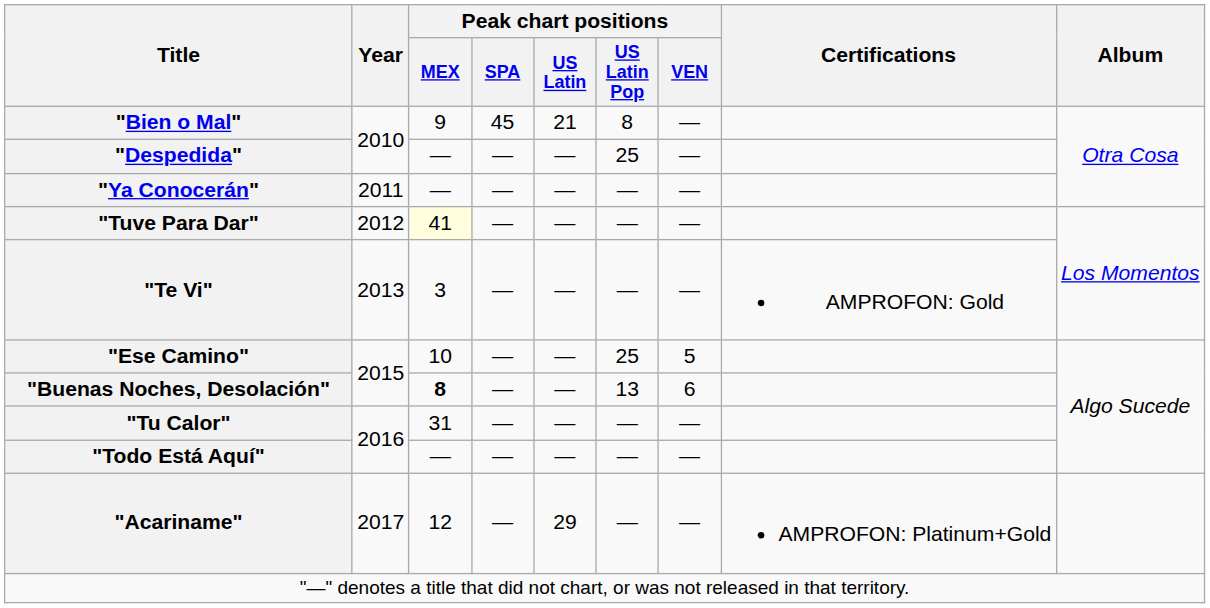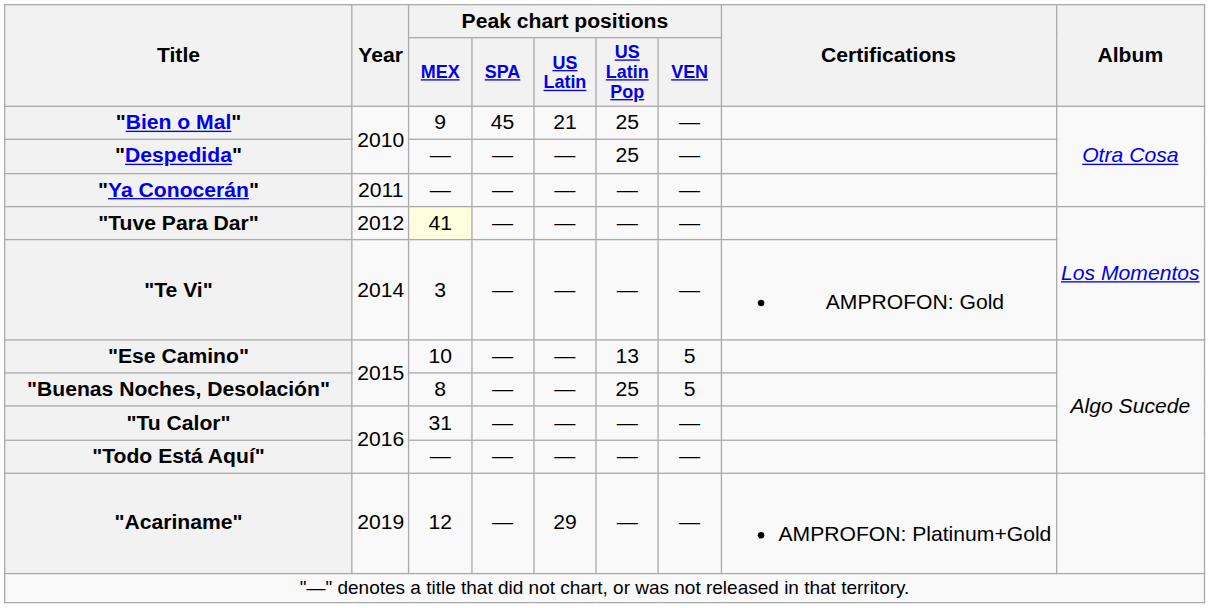(627, 122) 8 -> (627, 122) 25
(381, 289) 2013 -> (381, 289) 2014
(627, 356) 25 -> (627, 356) 13
(440, 389) bold -> (440, 389) normal
(627, 389) 13 -> (627, 389) 25
(690, 389) 6 -> (690, 389) 5
(381, 523) 2017 -> (381, 523) 2019
